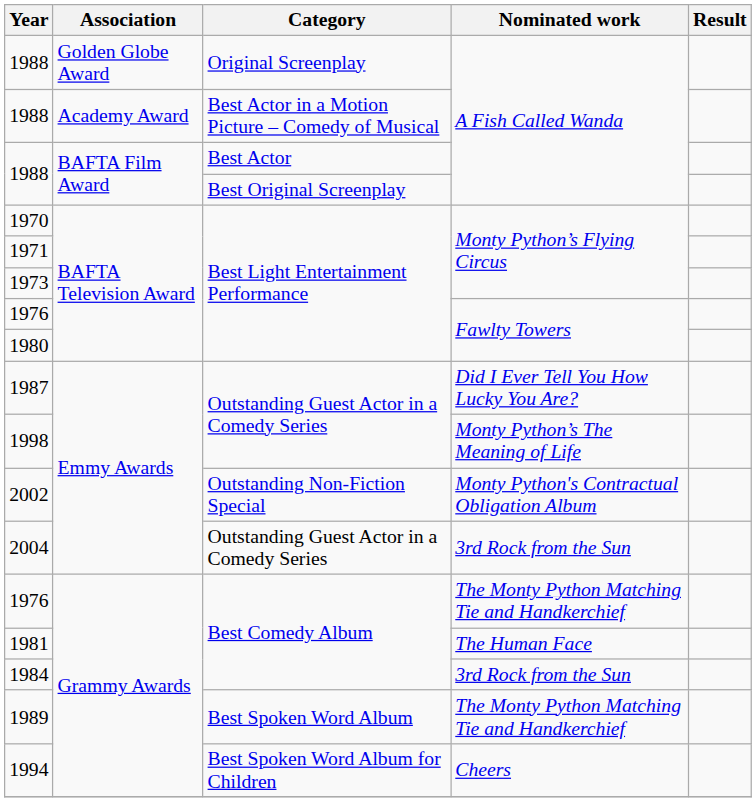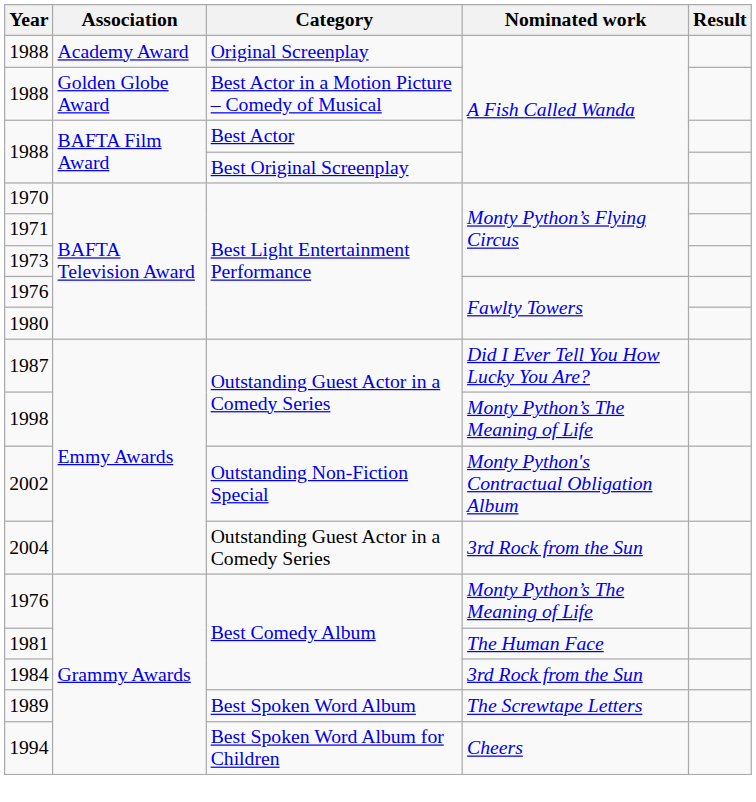(113, 62) Golden Globe Award -> (123, 51) Academy Award
(123, 115) Academy Award -> (113, 93) Golden Globe Award
(568, 600) The Monty Python Matching Tie and Handkerchief -> (546, 600) Monty Python’s The Meaning of Life
(568, 716) The Monty Python Matching Tie and Handkerchief -> (555, 705) The Screwtape Letters
